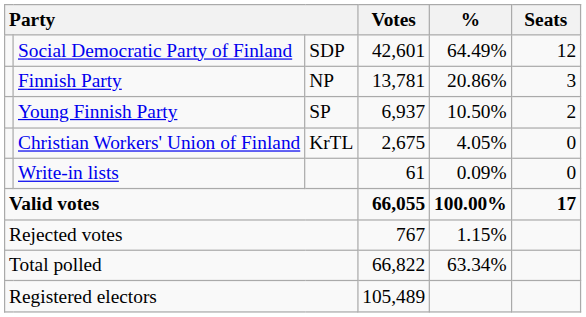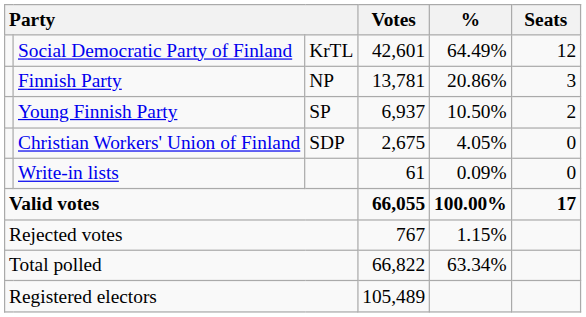(327, 50) SDP -> (331, 50) KrTL
(331, 142) KrTL -> (327, 142) SDP
